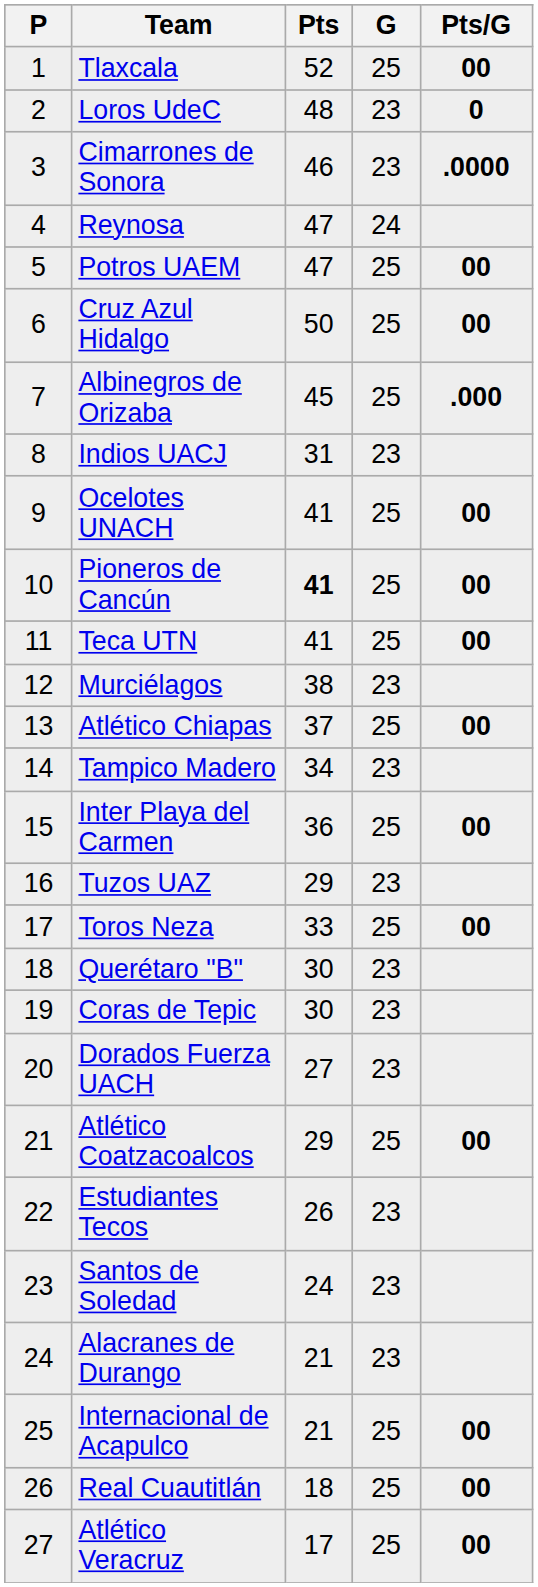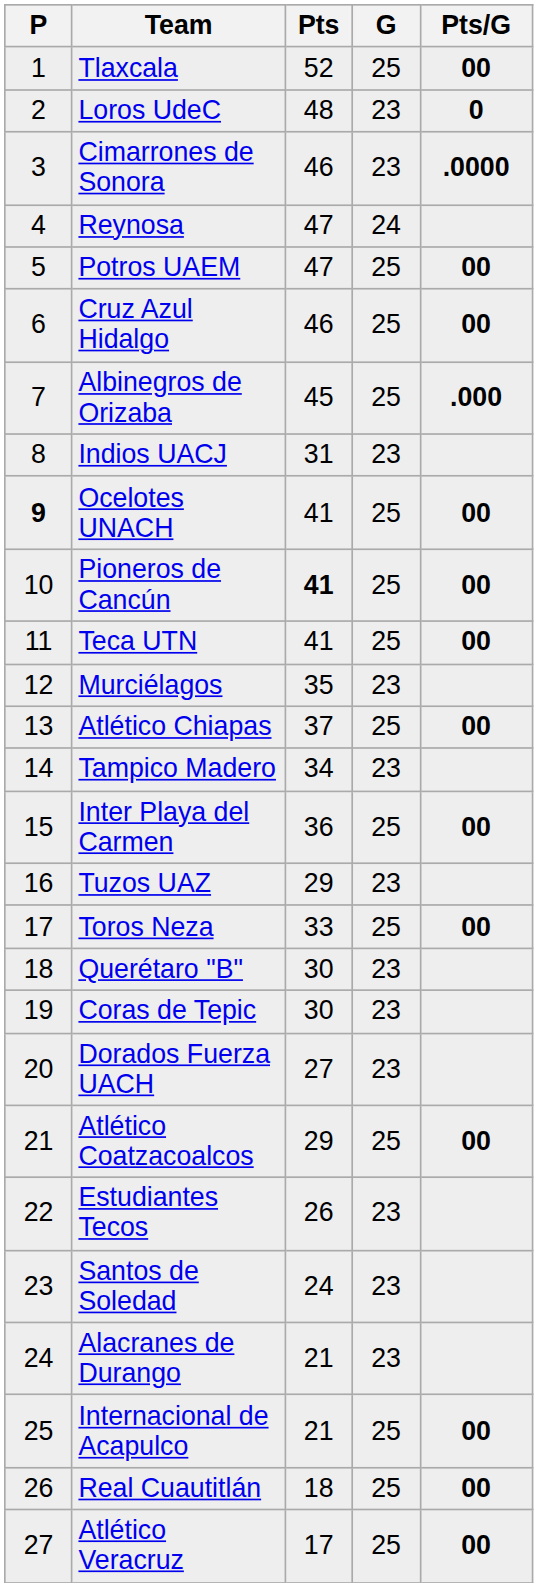(319, 325) 50 -> (319, 325) 46
(39, 512) normal -> (39, 512) bold
(319, 684) 38 -> (319, 684) 35
